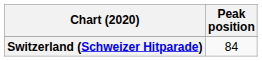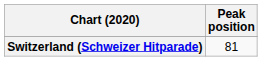(231, 46) 84 -> (231, 46) 81
